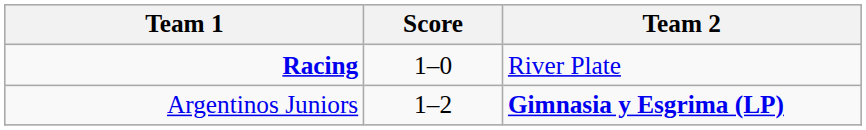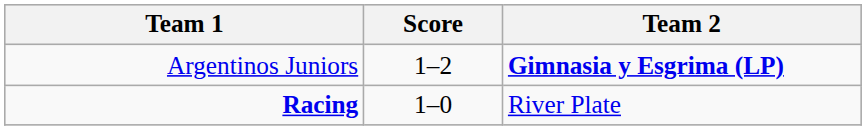rows swapped: (263, 104) <-> (320, 64)
